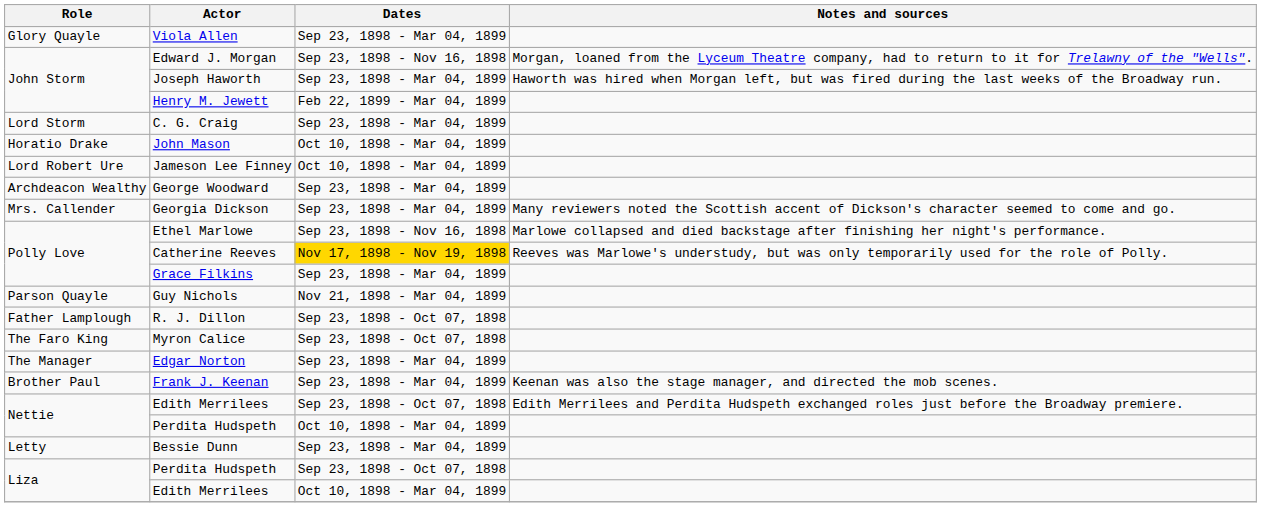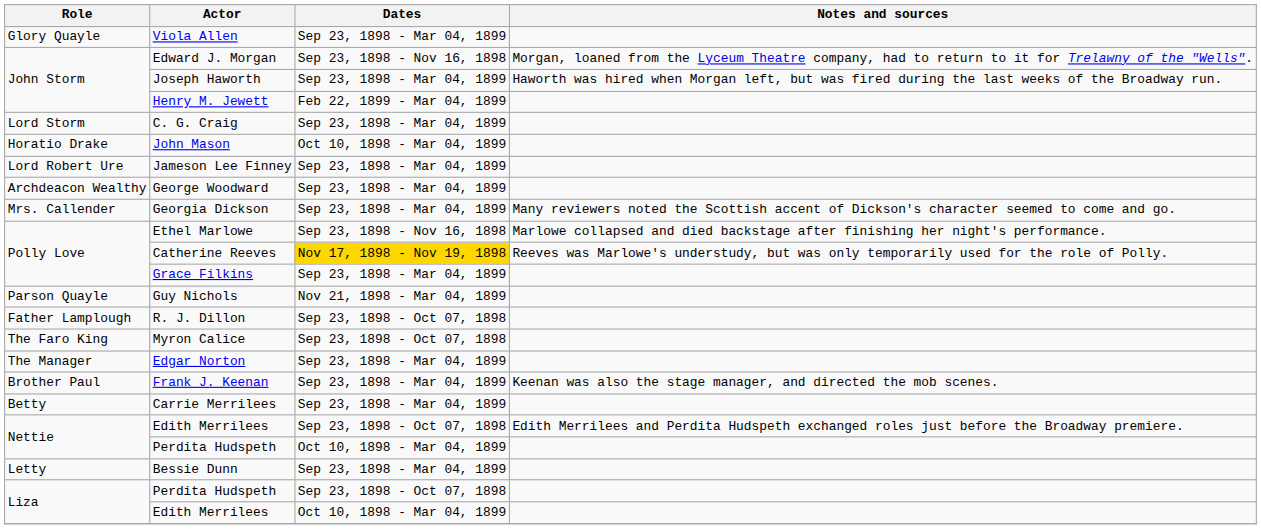(402, 166) Oct 10, 1898 - Mar 04, 1899 -> (402, 166) Sep 23, 1898 - Mar 04, 1899
+ row: (27, 404)
